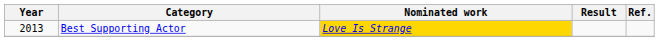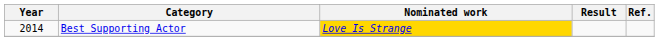(31, 29) 2013 -> (31, 29) 2014
